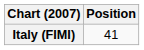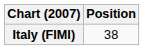(111, 34) 41 -> (111, 34) 38
